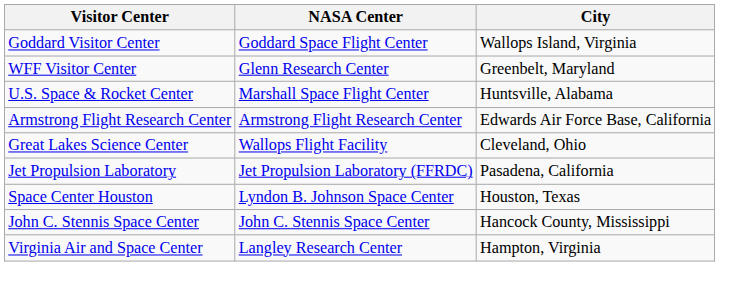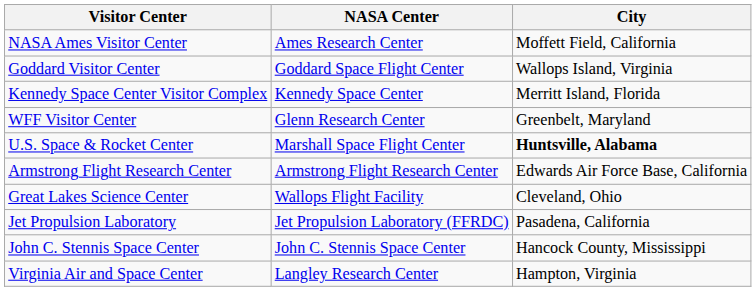+ row: (98, 42)
+ row: (138, 94)
(546, 94) normal -> (587, 145) bold
- row: (80, 196)
